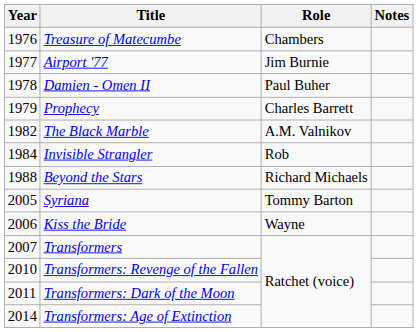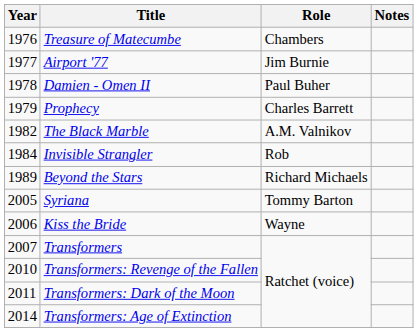(22, 177) 1988 -> (22, 177) 1989
